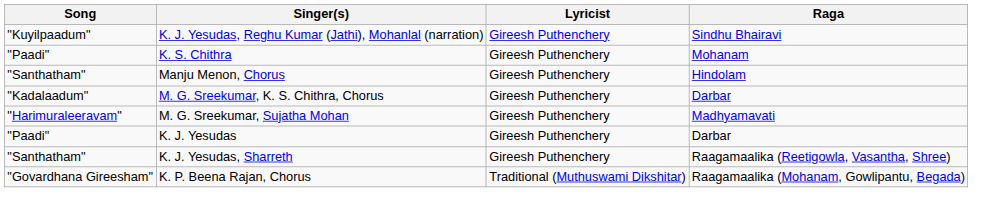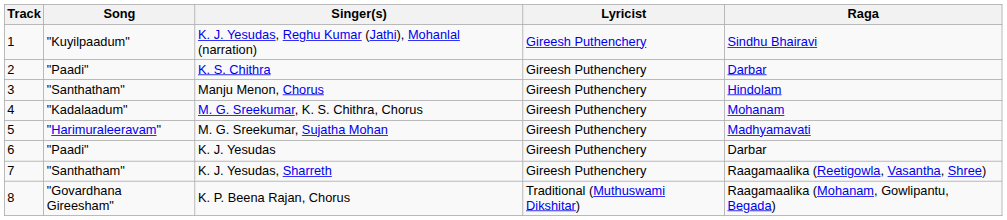+ column: (24, 14)
(720, 55) Mohanam -> (747, 69) Darbar
(711, 95) Darbar -> (756, 110) Mohanam
